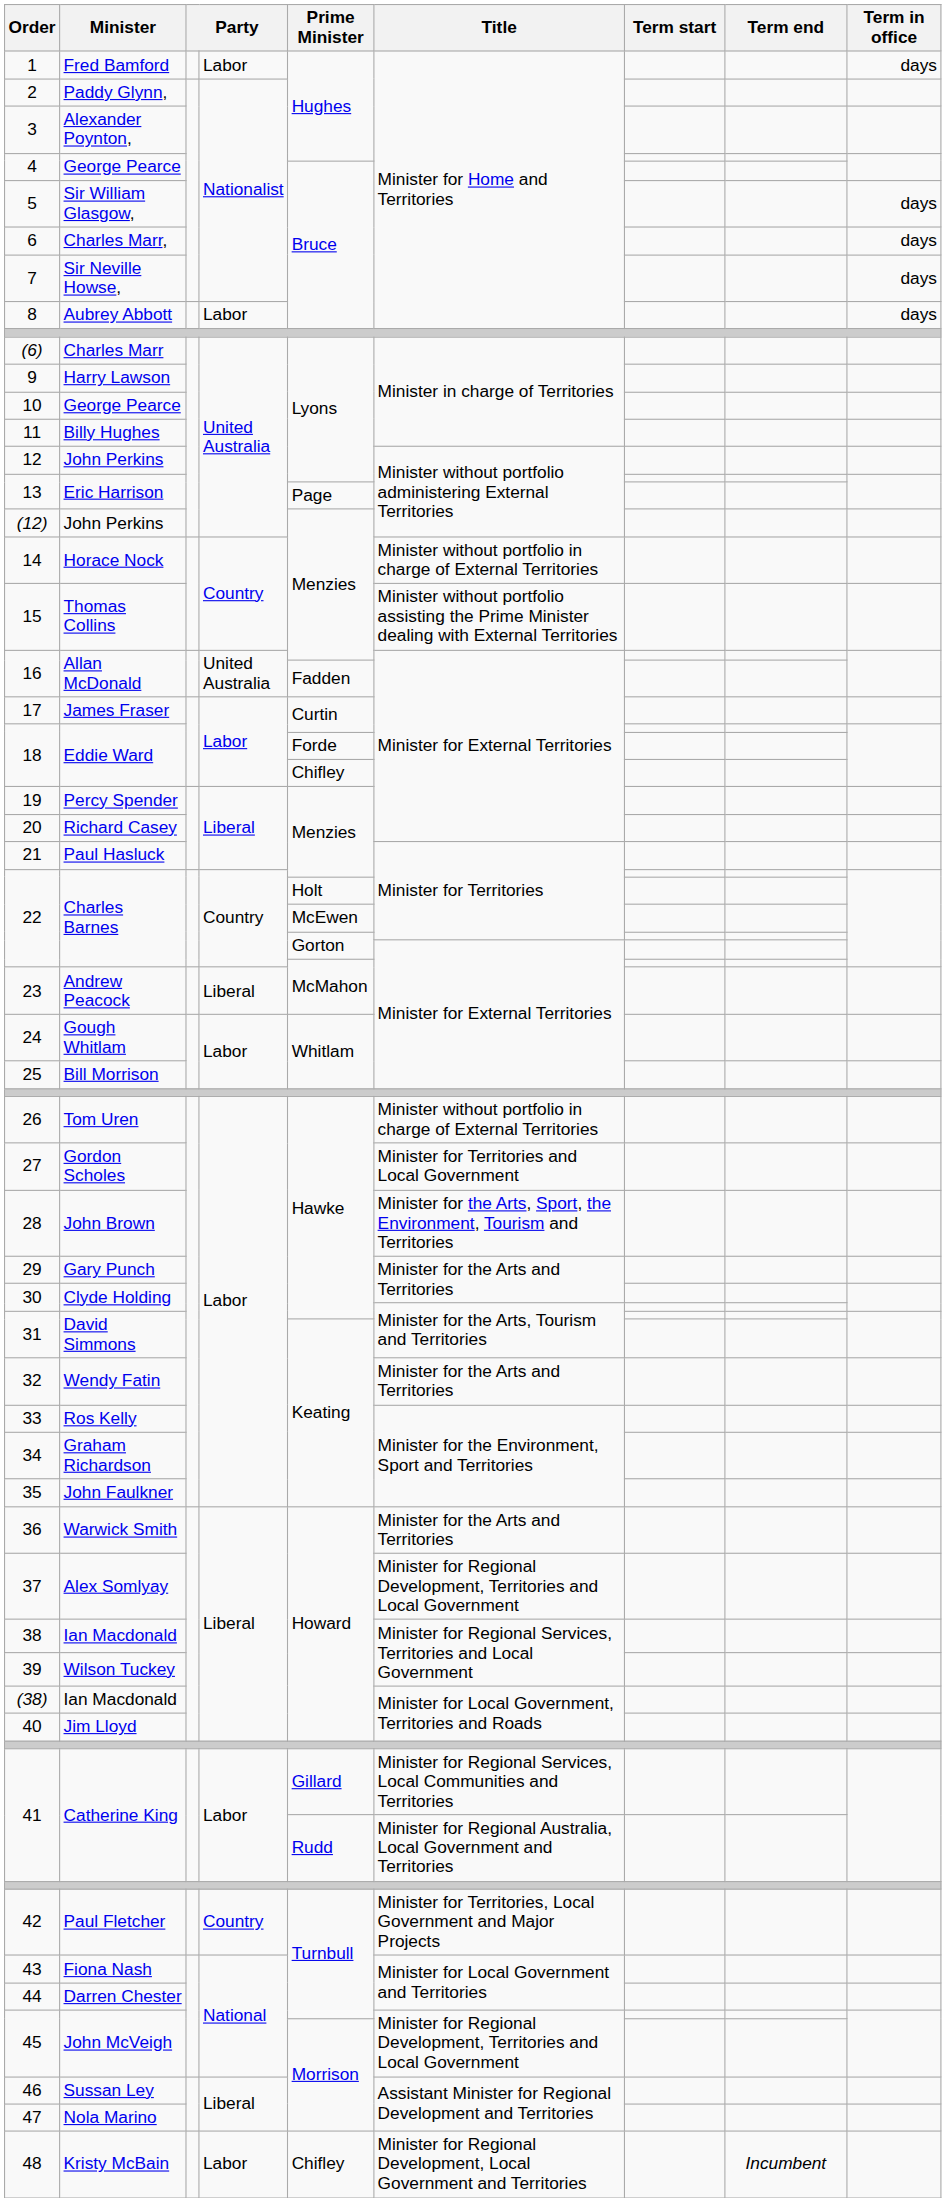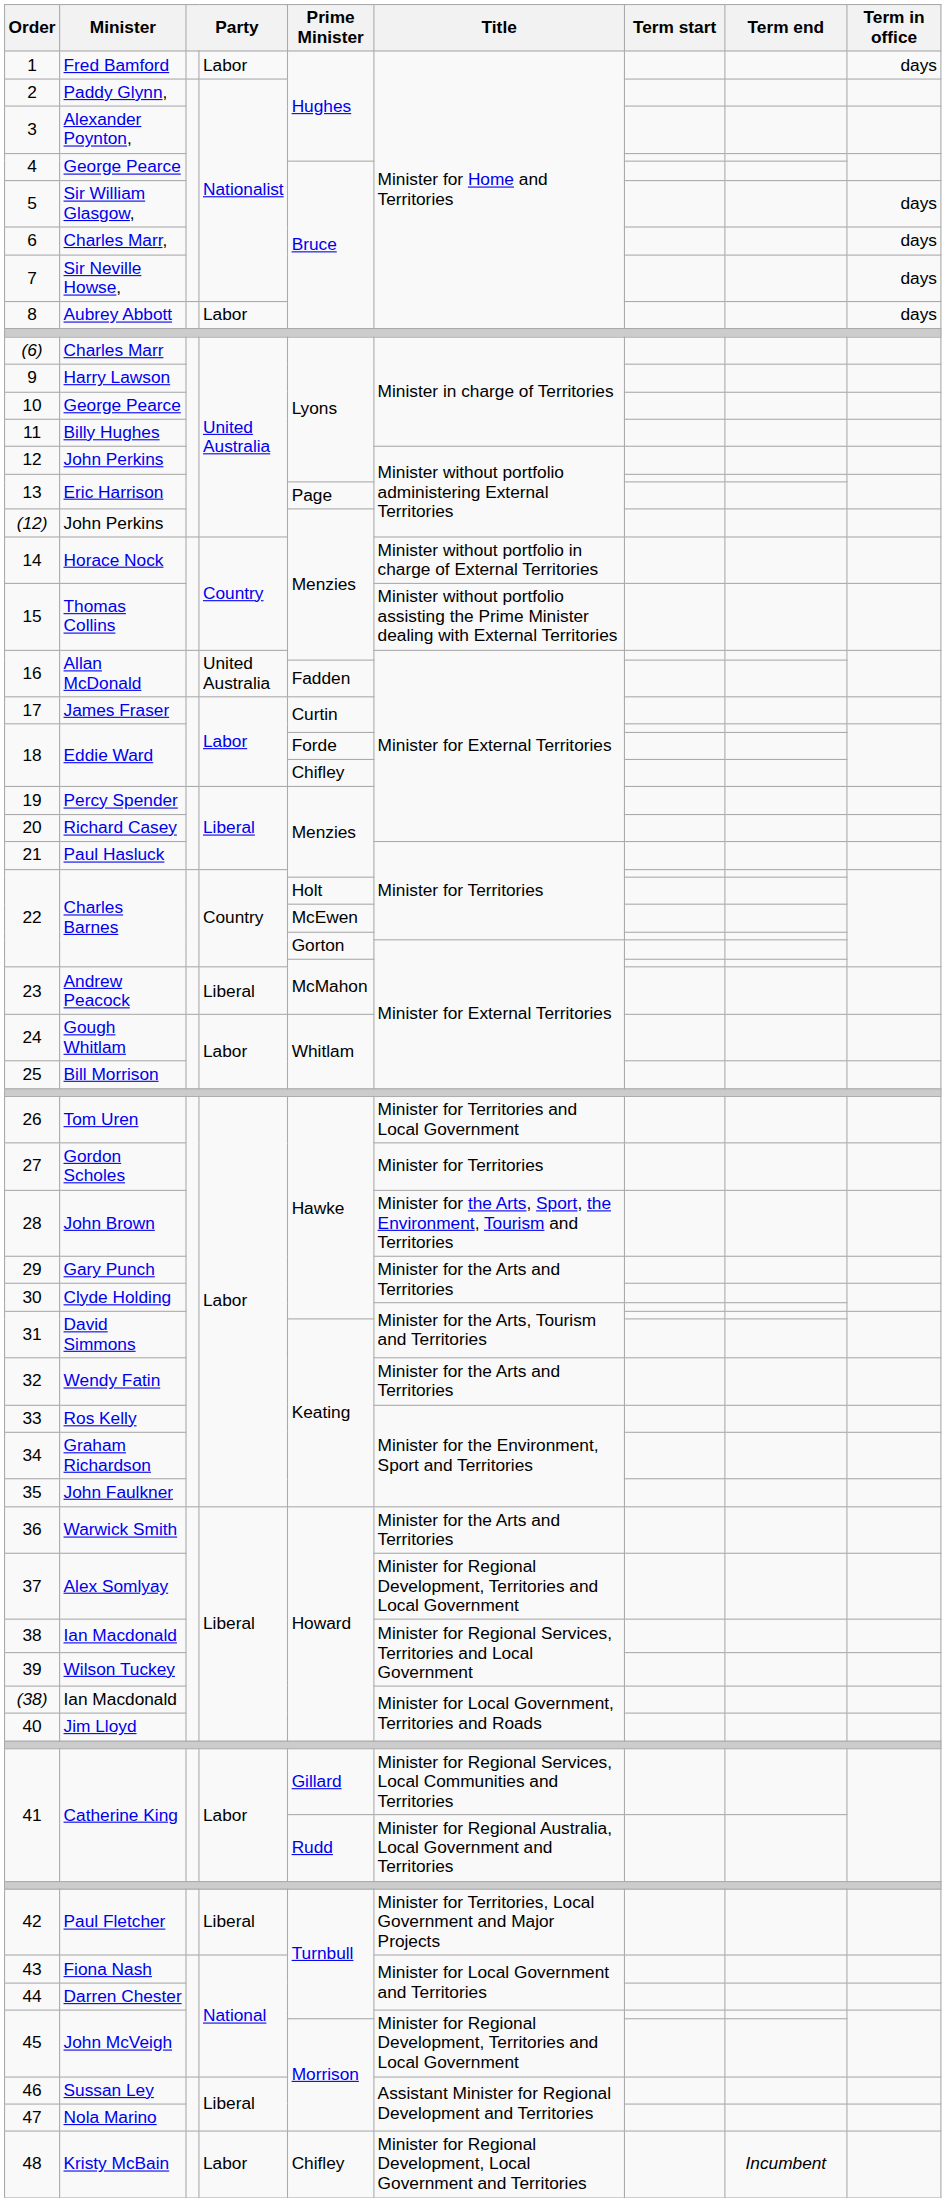(488, 1119) Minister without portfolio in charge of External Territories -> (477, 1119) Minister for Territories and Local Government
(477, 1166) Minister for Territories and Local Government -> (461, 1166) Minister for Territories
(233, 1922) Country -> (229, 1922) Liberal
